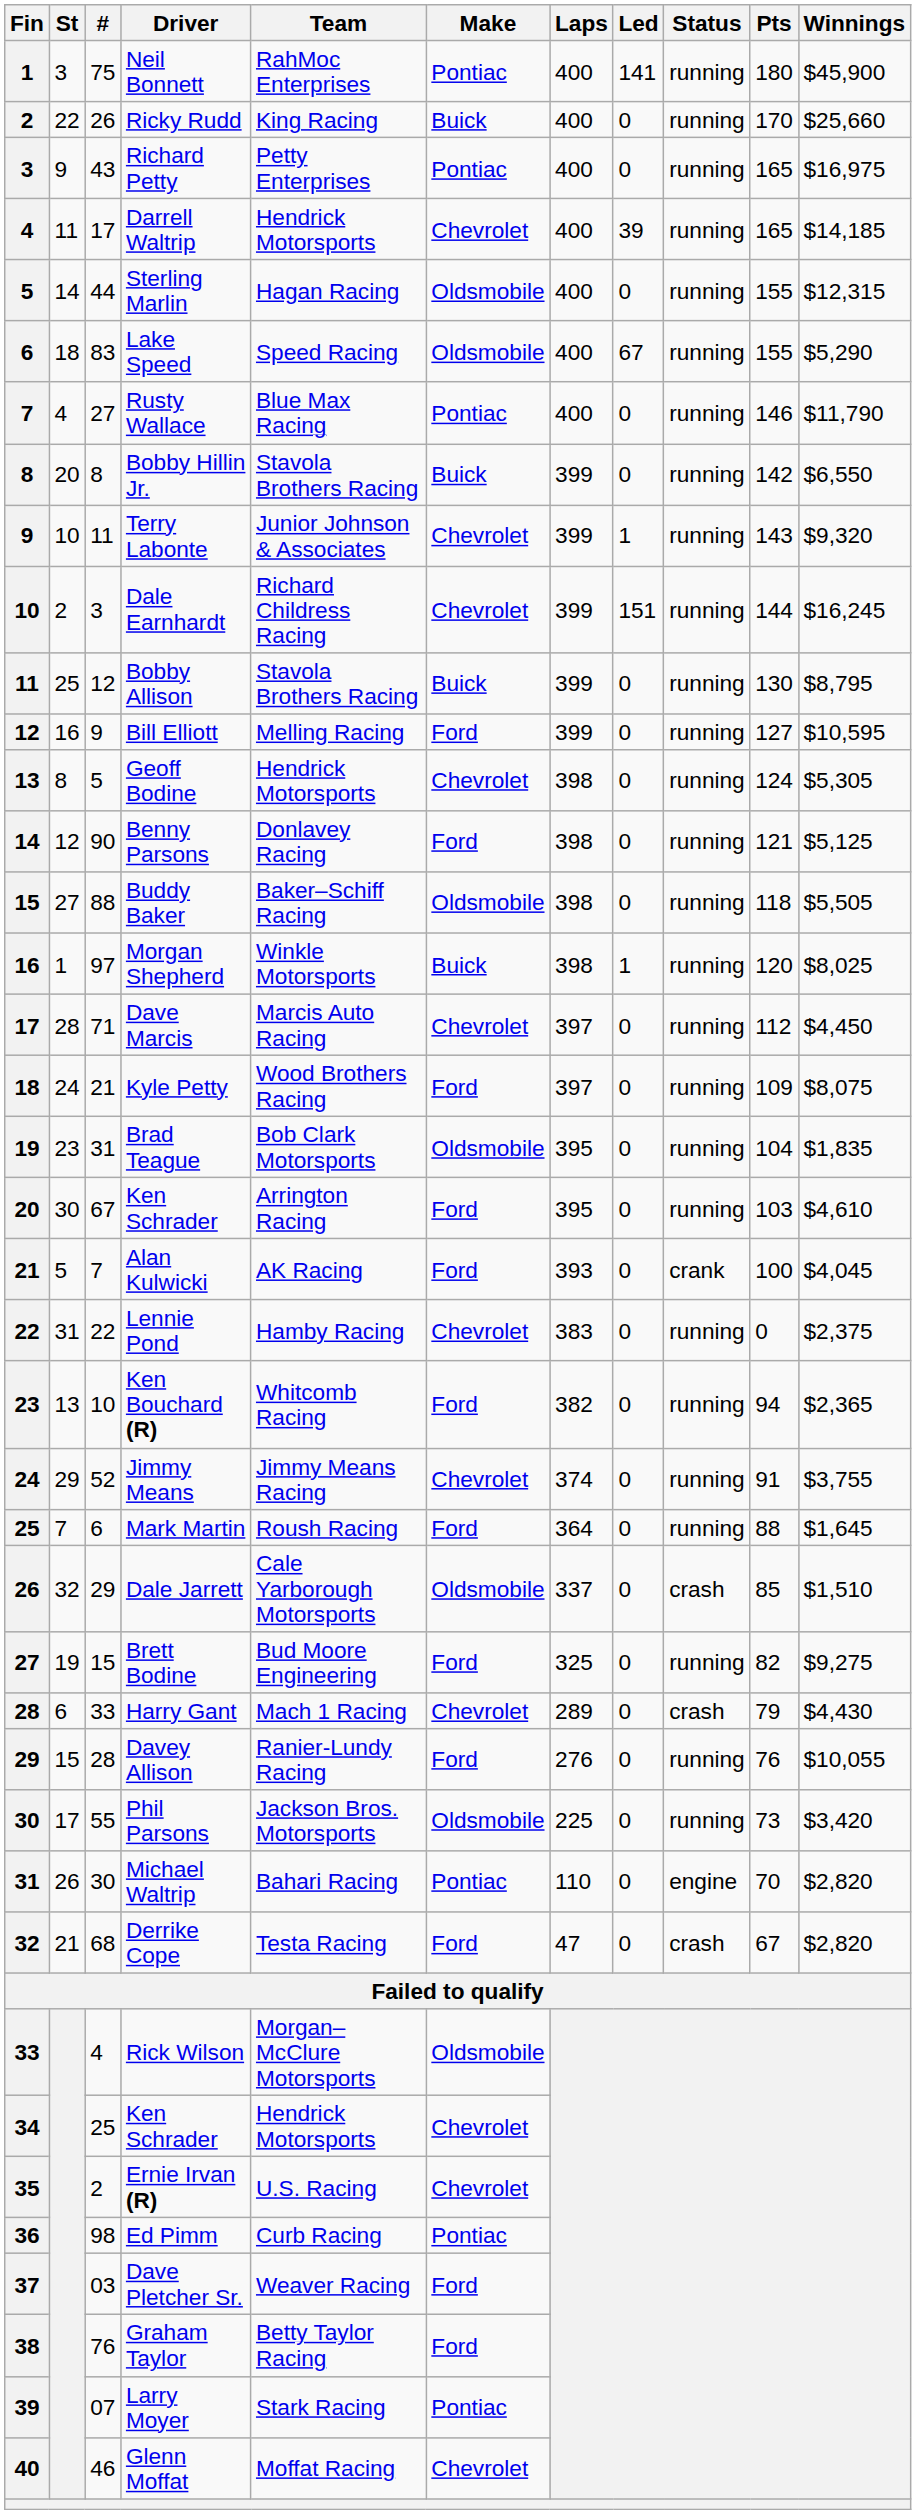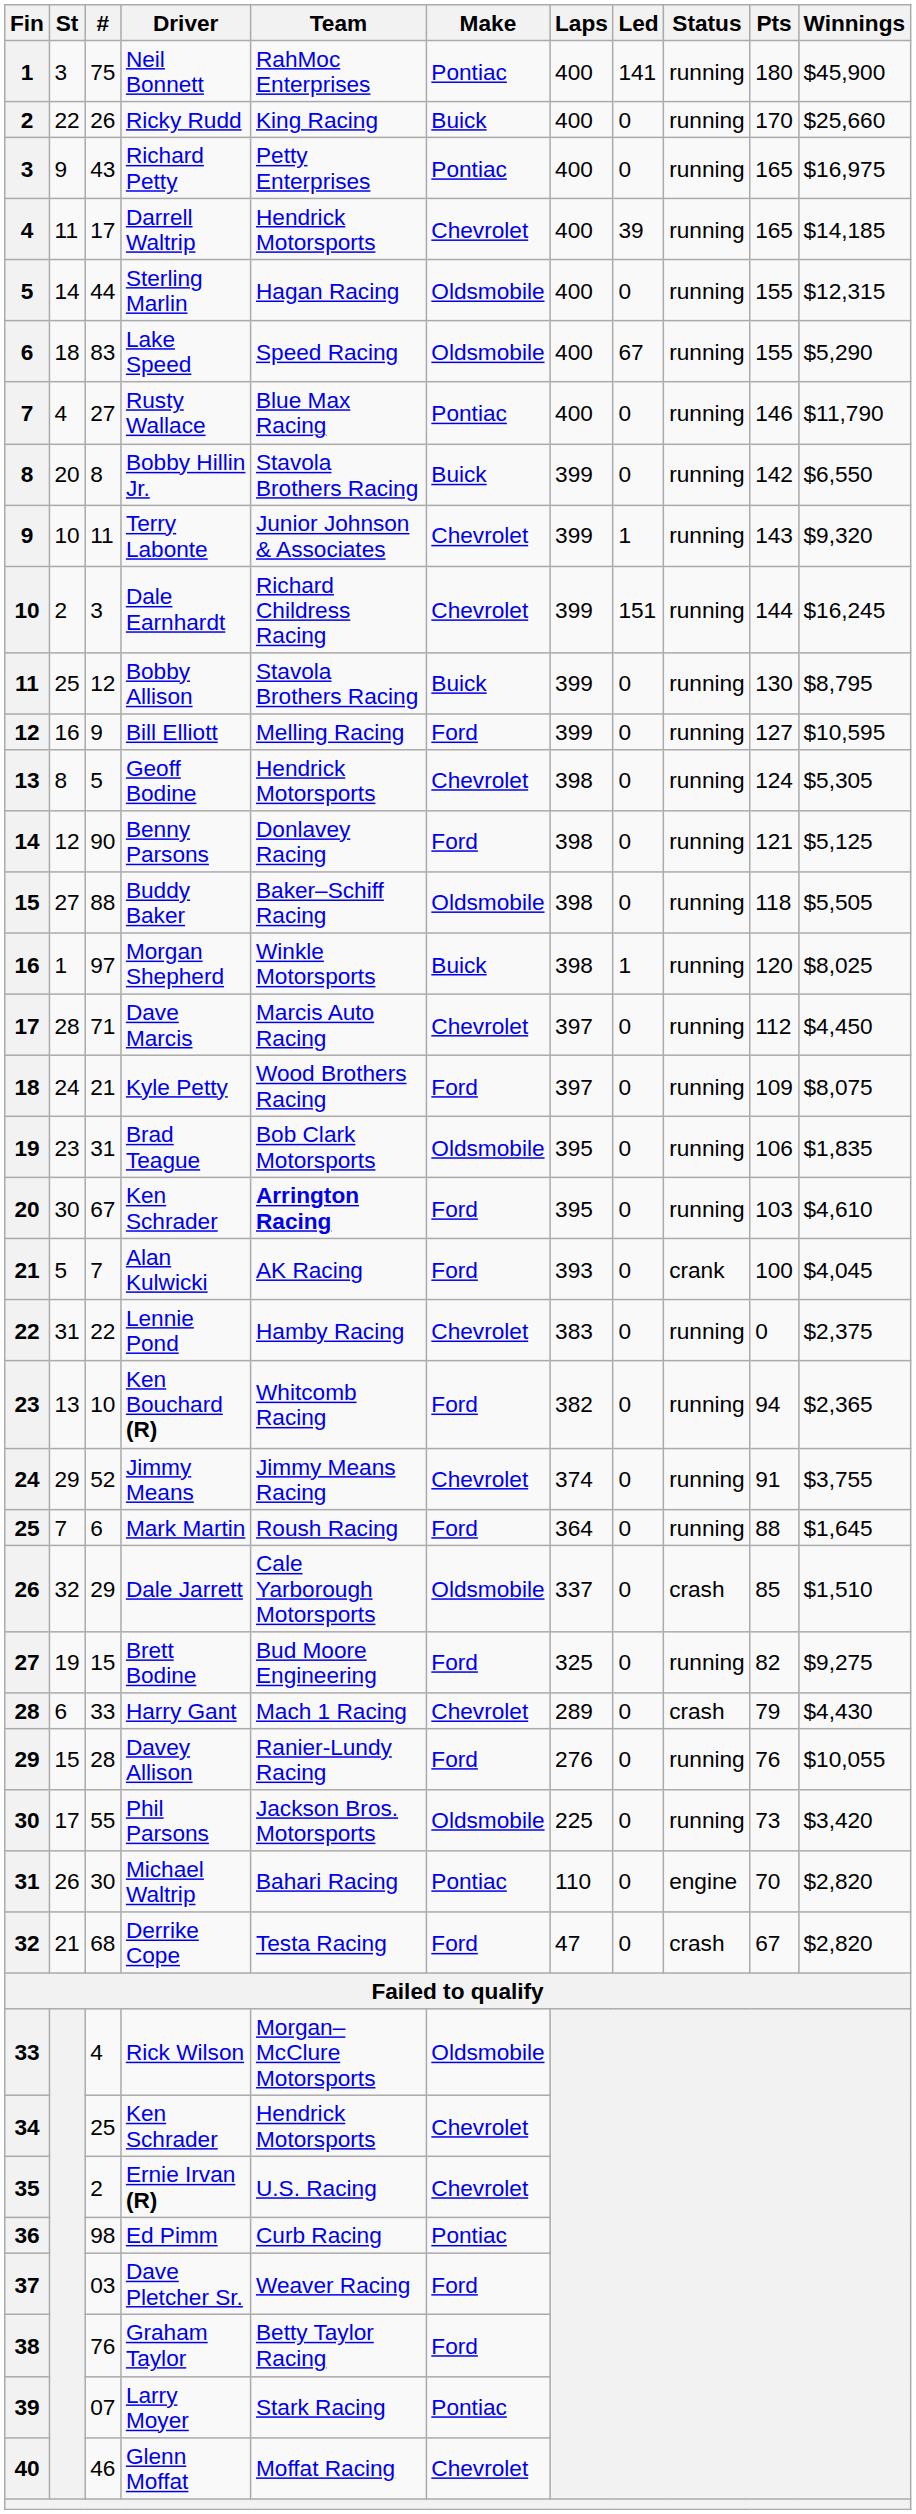(774, 1147) 104 -> (774, 1147) 106
(302, 1209) normal -> (308, 1209) bold
